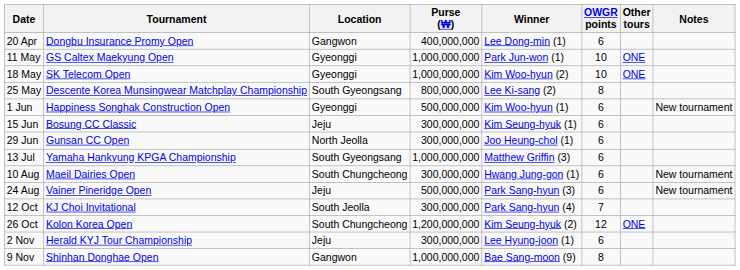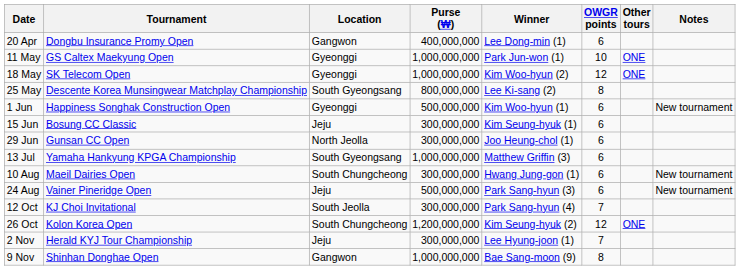(601, 74) 10 -> (601, 74) 12
(601, 240) 6 -> (601, 240) 7
